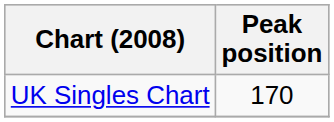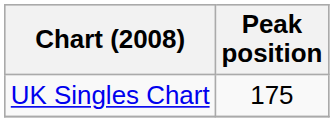(272, 95) 170 -> (272, 95) 175
